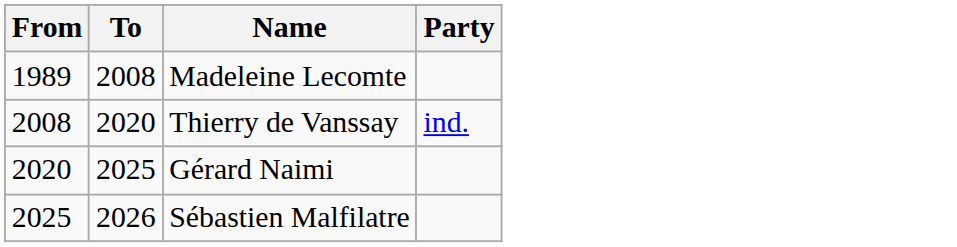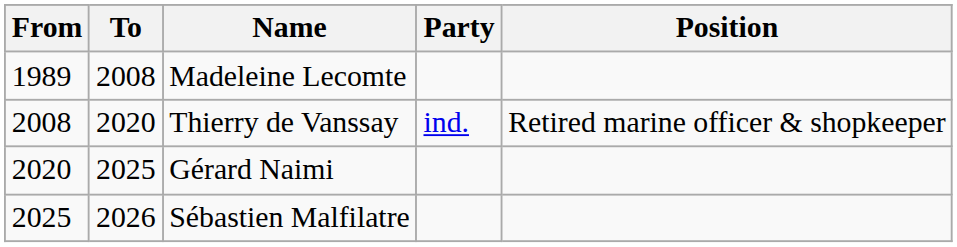+ column: (727, 28)
